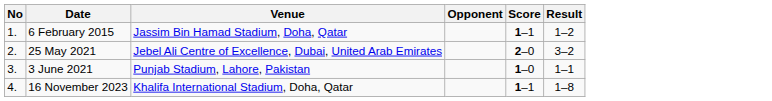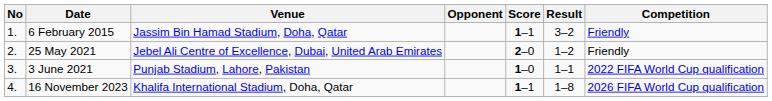+ column: (676, 13)
(564, 32) 1–2 -> (564, 32) 3–2
(564, 50) 3–2 -> (564, 50) 1–2
